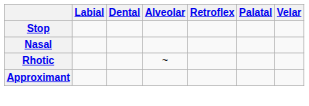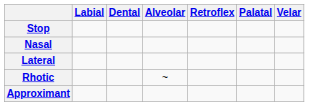+ row: (38, 61)
